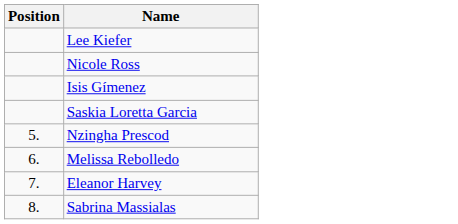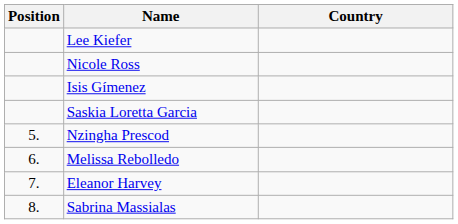+ column: (356, 16)
